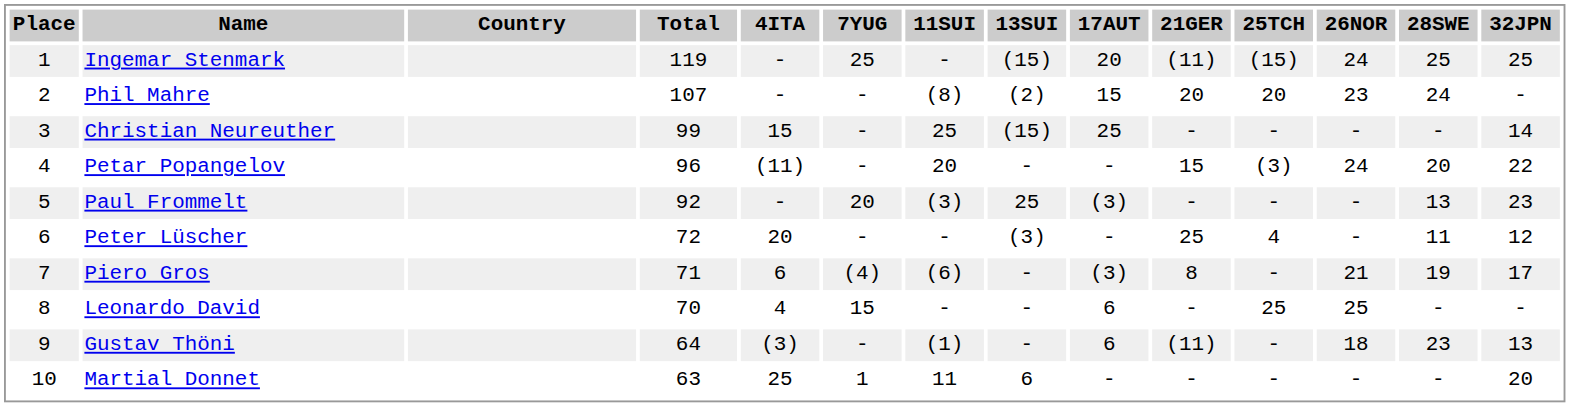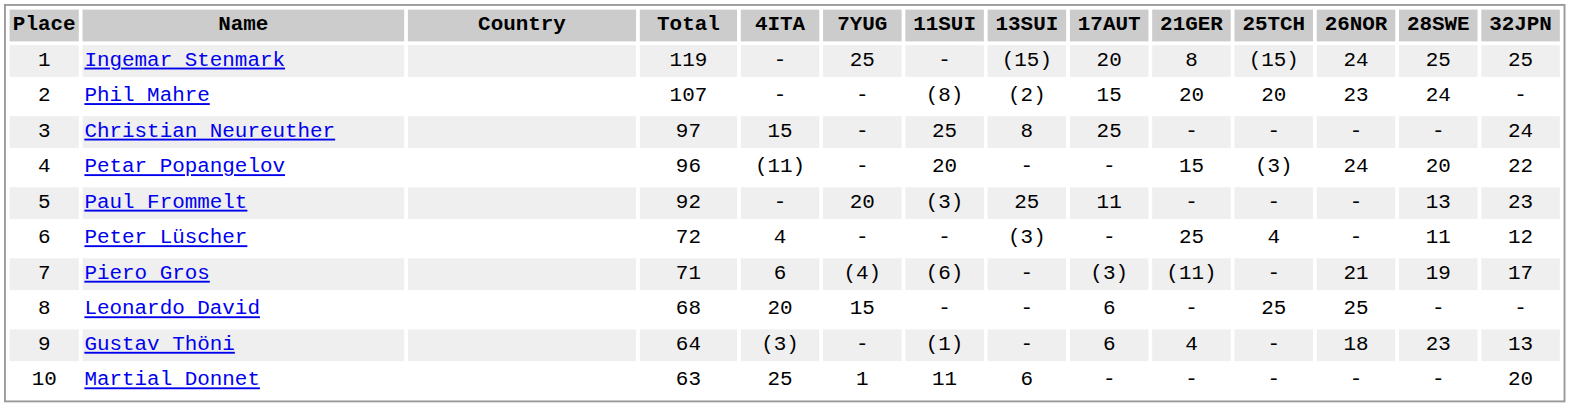(1191, 60) (11) -> (1191, 60) 8
(688, 131) 99 -> (688, 131) 97
(1027, 131) (15) -> (1027, 131) 8
(1521, 131) 14 -> (1521, 131) 24
(1109, 202) (3) -> (1109, 202) 11
(780, 238) 20 -> (780, 238) 4
(1191, 273) 8 -> (1191, 273) (11)
(688, 309) 70 -> (688, 309) 68
(780, 309) 4 -> (780, 309) 20
(1191, 344) (11) -> (1191, 344) 4
